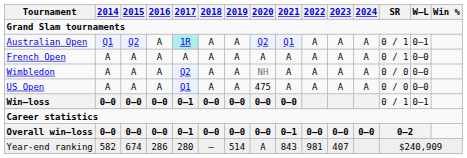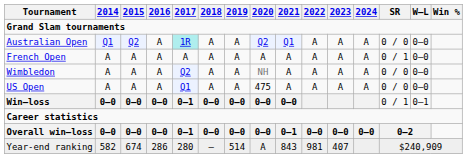(395, 41) 0 / 1 -> (395, 41) 0 / 0
(421, 41) 0–1 -> (421, 41) 0–0
